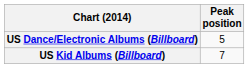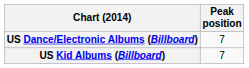(222, 39) 5 -> (222, 39) 7
